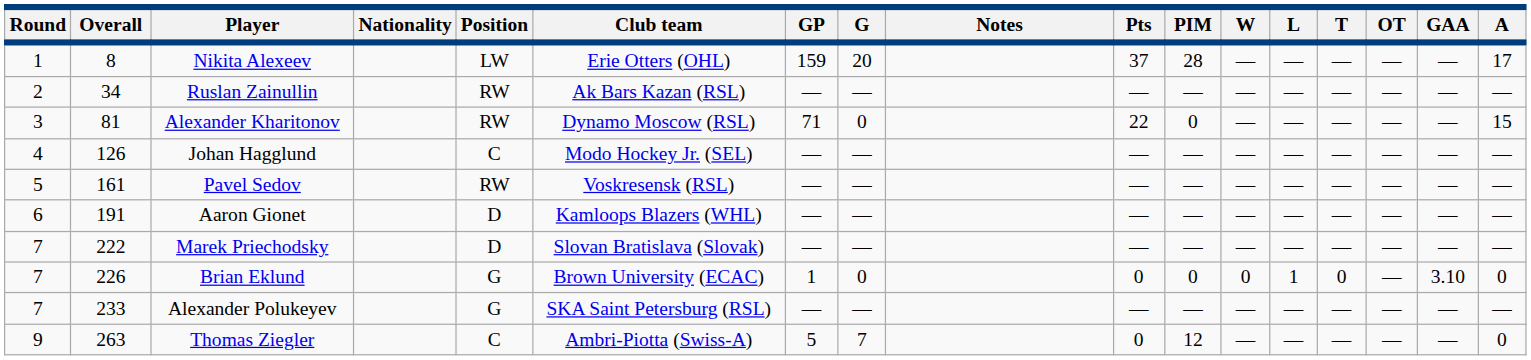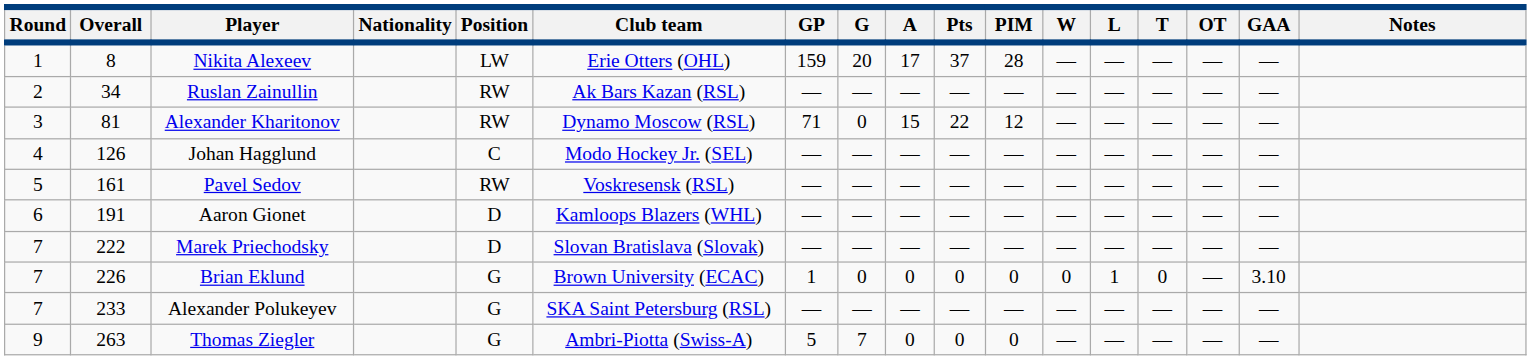columns swapped: (1502, 24) <-> (999, 24)
(1193, 122) 0 -> (1014, 122) 12
(494, 339) C -> (494, 339) G
(1193, 339) 12 -> (1014, 339) 0
